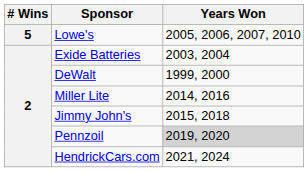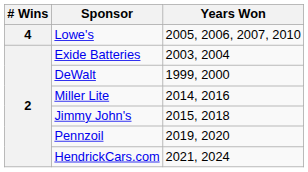(28, 34) 5 -> (28, 34) 4
(198, 136) lightgrey background -> (198, 136) no background
